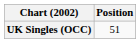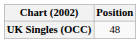(115, 30) 51 -> (115, 30) 48
